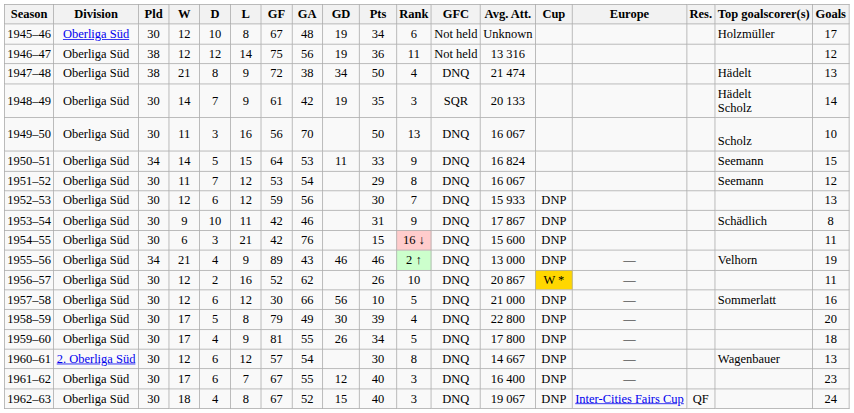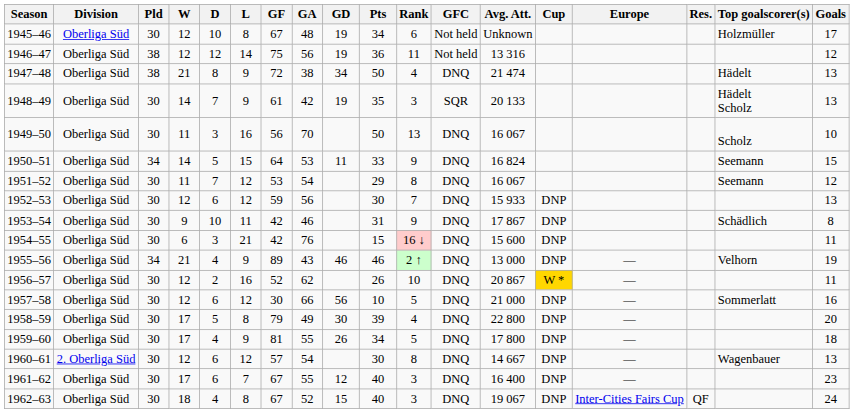(831, 100) 14 -> (831, 100) 13
